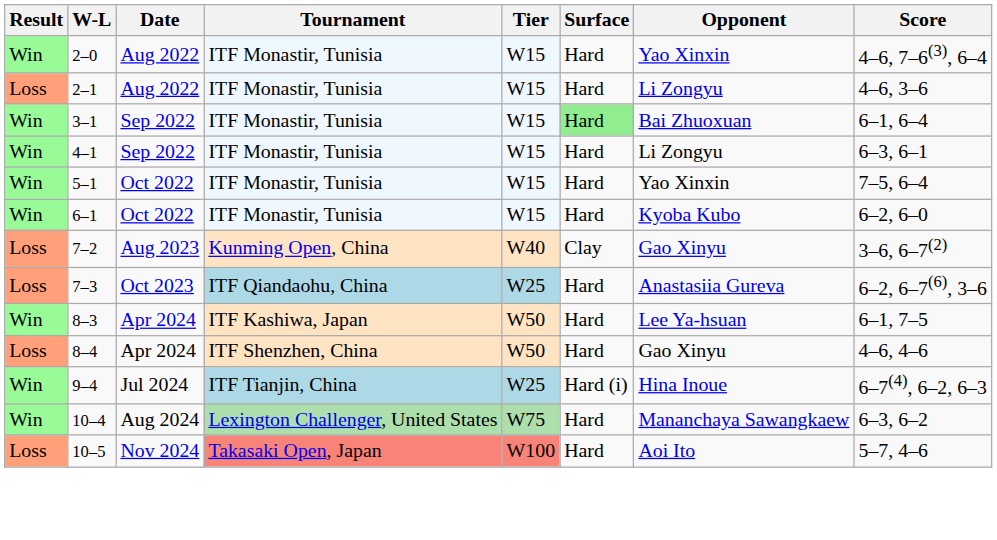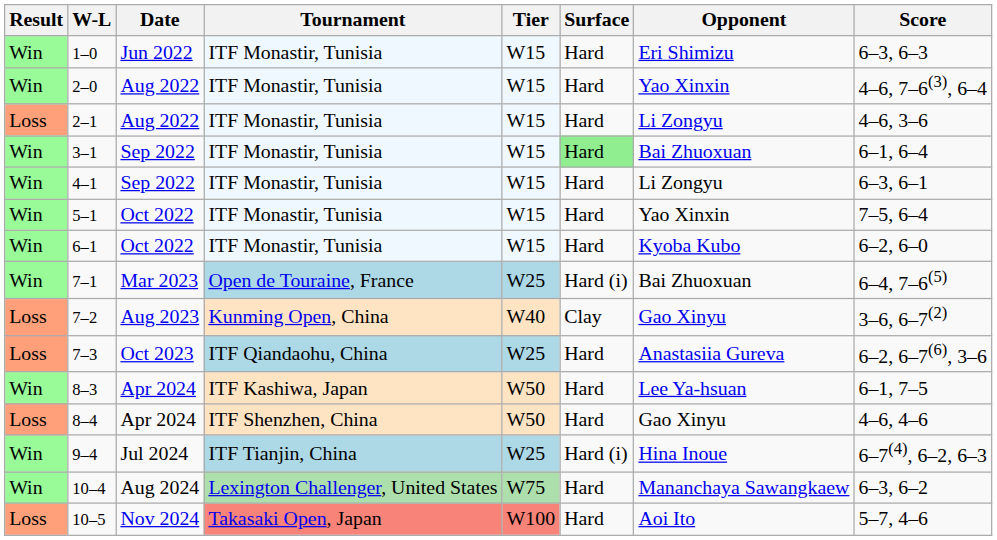+ row: (85, 52)
+ row: (85, 281)
